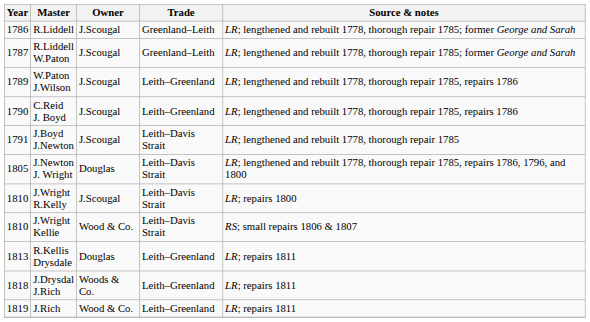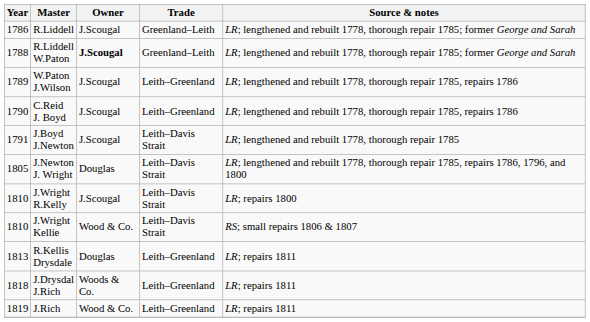(18, 53) 1787 -> (18, 53) 1788
(100, 53) normal -> (101, 53) bold
